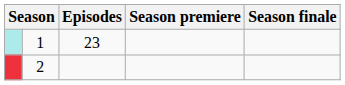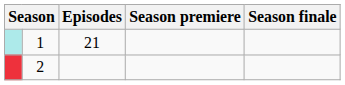(92, 42) 23 -> (92, 42) 21
